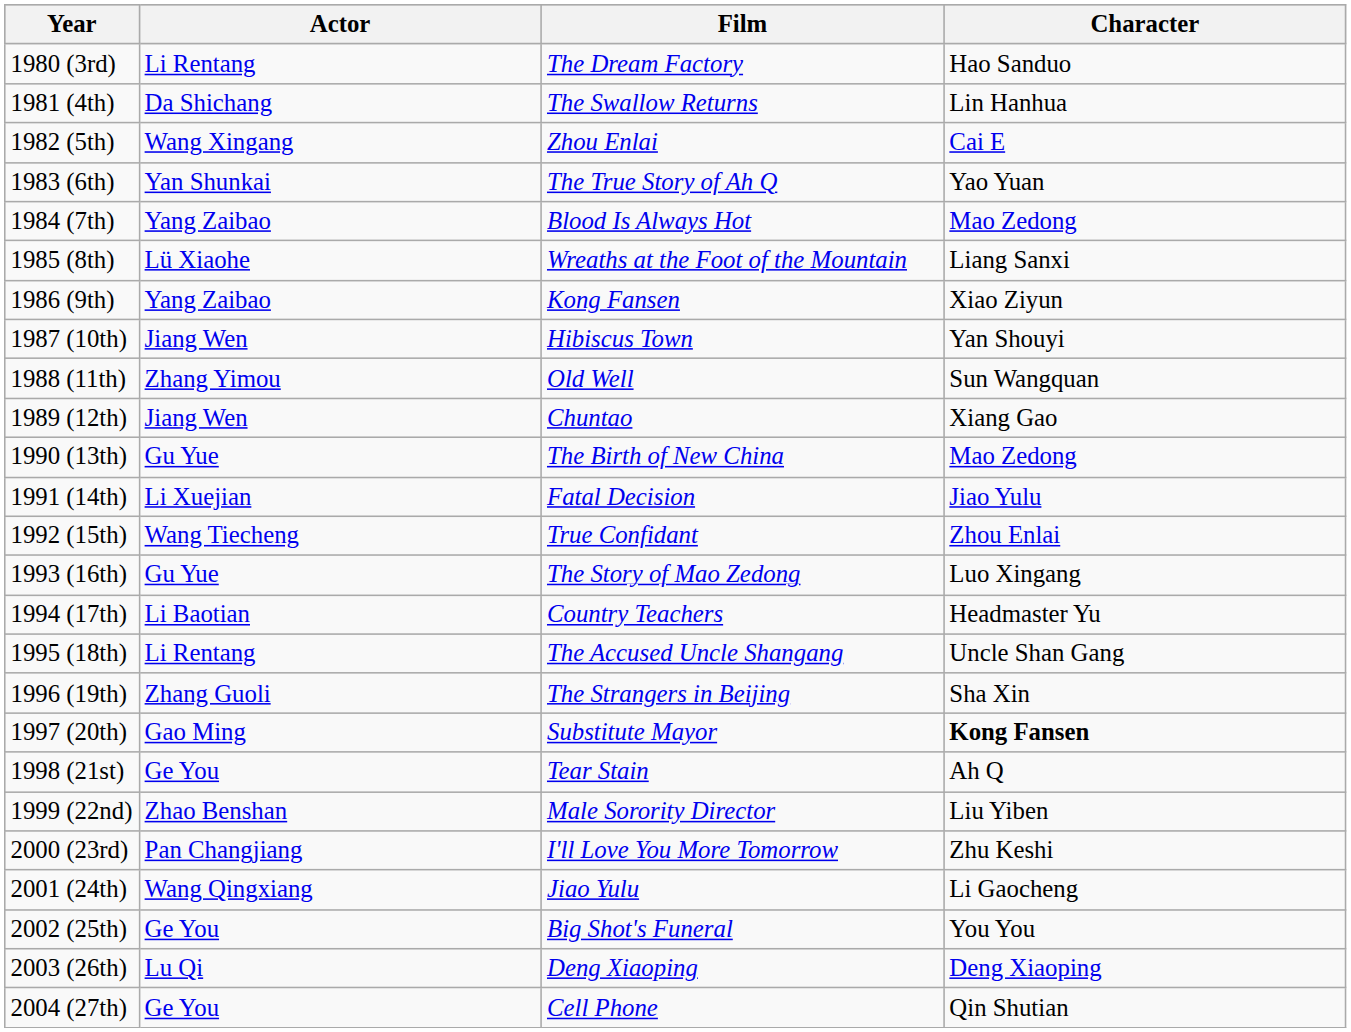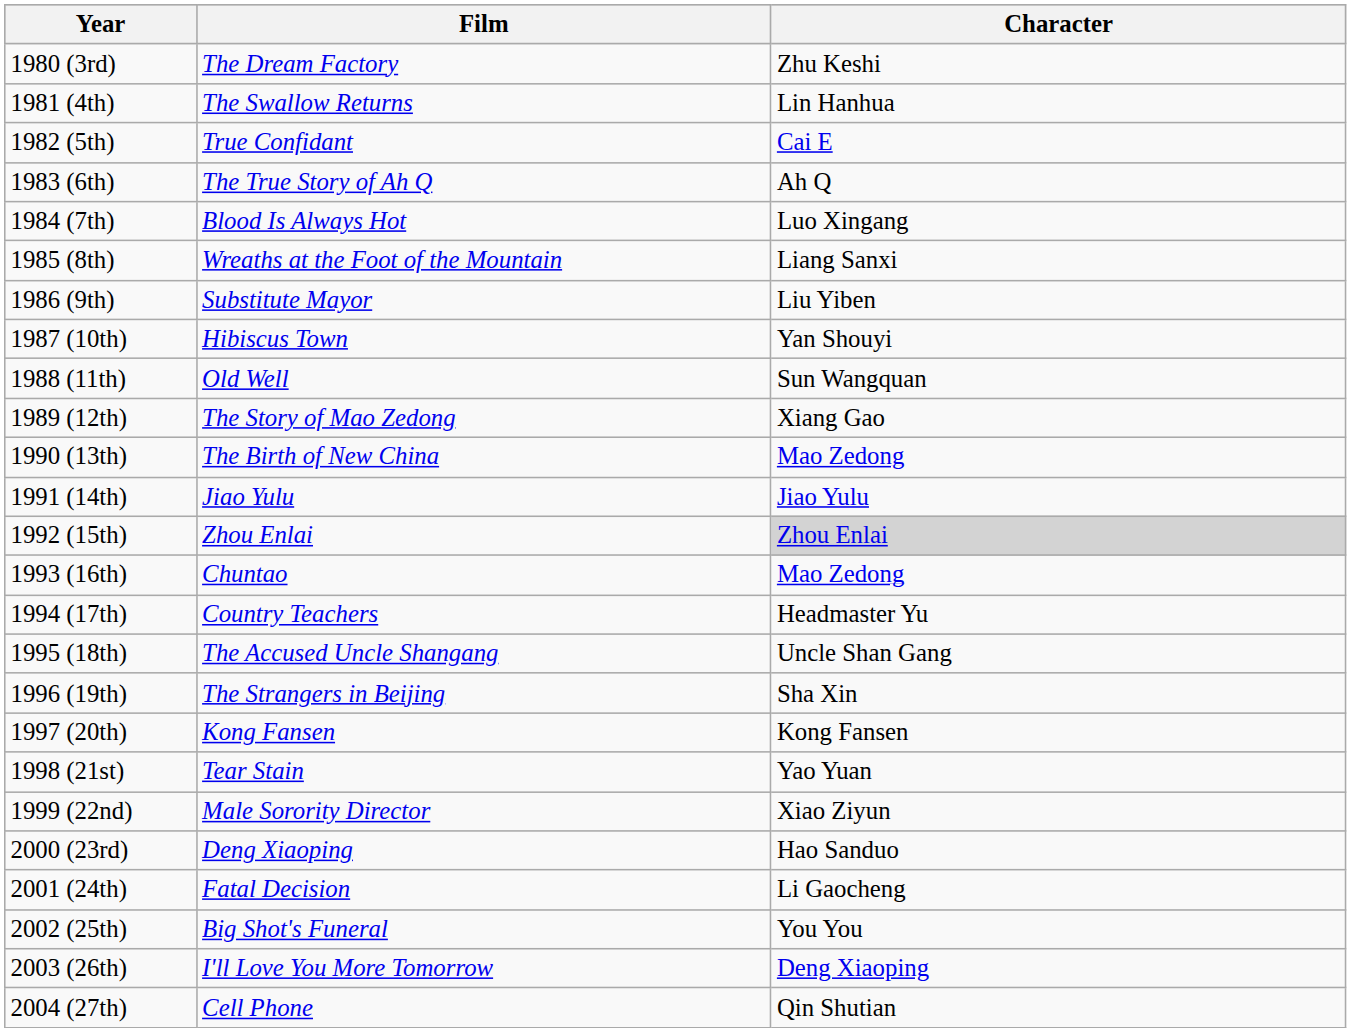- column: (340, 24)
(1010, 63) Hao Sanduo -> (829, 63) Zhu Keshi
(602, 142) Zhou Enlai -> (278, 142) True Confidant
(997, 181) Yao Yuan -> (804, 181) Ah Q
(1013, 220) Mao Zedong -> (843, 220) Luo Xingang
(613, 299) Kong Fansen -> (287, 299) Substitute Mayor
(1006, 299) Xiao Ziyun -> (826, 299) Liu Yiben
(590, 417) Chuntao -> (329, 417) The Story of Mao Zedong
(621, 496) Fatal Decision -> (248, 496) Jiao Yulu
(622, 535) True Confidant -> (258, 535) Zhou Enlai
(1005, 535) no background -> (832, 535) lightgrey background
(674, 574) The Story of Mao Zedong -> (245, 574) Chuntao
(1015, 574) Luo Xingang -> (841, 574) Mao Zedong
(632, 732) Substitute Mayor -> (269, 732) Kong Fansen
(1019, 732) bold -> (843, 732) normal
(977, 771) Ah Q -> (824, 771) Yao Yuan
(999, 810) Liu Yiben -> (834, 810) Xiao Ziyun
(692, 850) I'll Love You More Tomorrow -> (278, 850) Deng Xiaoping
(1001, 850) Zhu Keshi -> (838, 850) Hao Sanduo
(593, 889) Jiao Yulu -> (276, 889) Fatal Decision
(622, 968) Deng Xiaoping -> (348, 968) I'll Love You More Tomorrow
